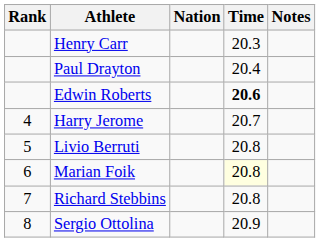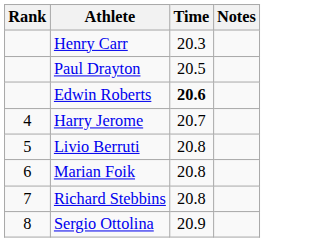- column: (197, 17)
(246, 69) 20.4 -> (191, 69) 20.5
(246, 172) lightyellow background -> (191, 172) no background
